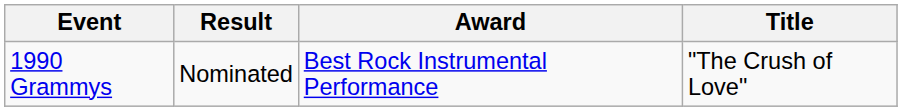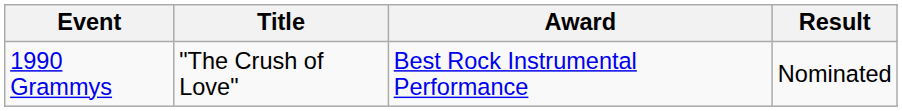columns swapped: (790, 23) <-> (236, 23)
